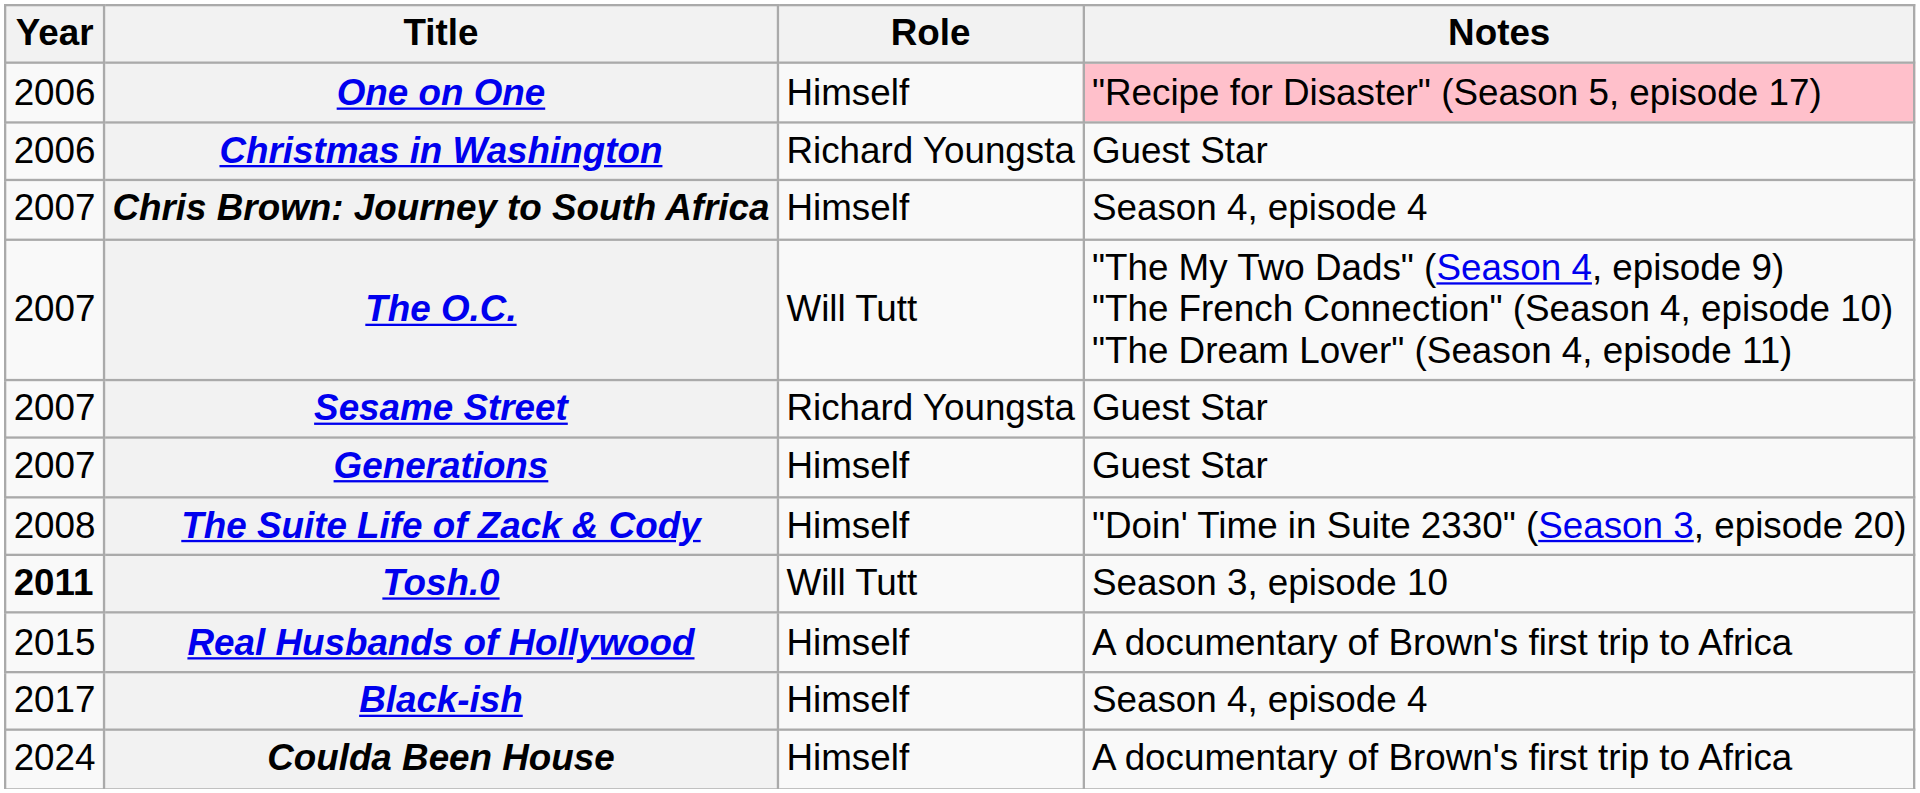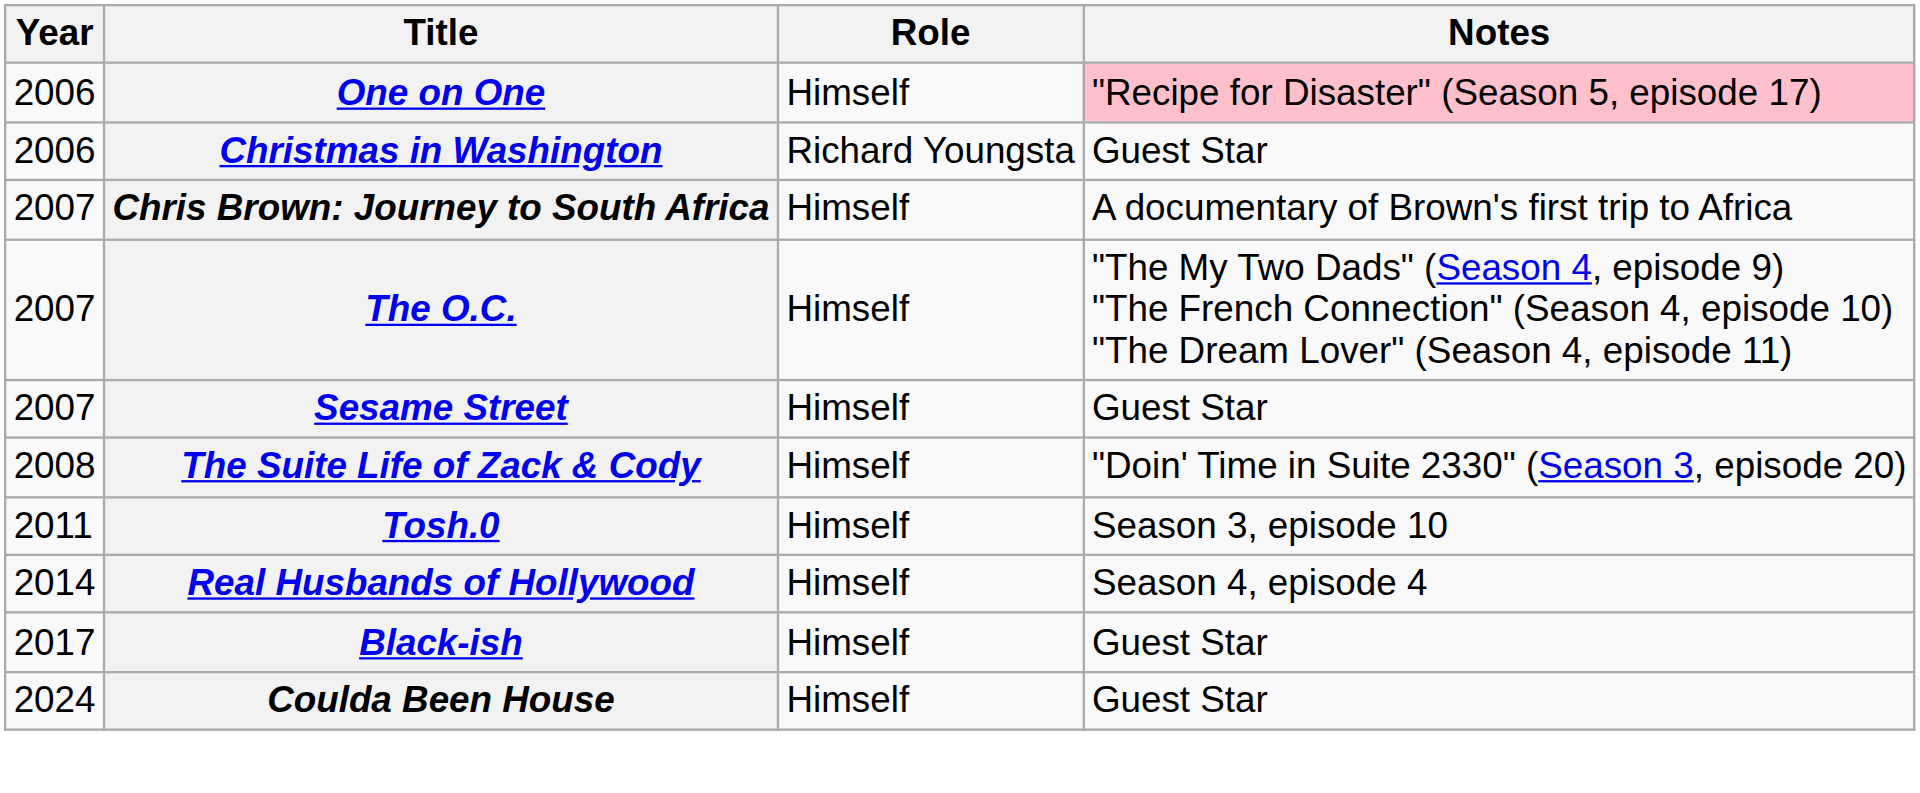(1260, 208) Season 4, episode 4 -> (1442, 208) A documentary of Brown's first trip to Africa
(852, 308) Will Tutt -> (848, 308) Himself
(931, 408) Richard Youngsta -> (848, 408) Himself
- row: (441, 466)
(54, 583) bold -> (53, 525) normal
(852, 583) Will Tutt -> (848, 525) Himself
(55, 641) 2015 -> (55, 583) 2014
(1442, 641) A documentary of Brown's first trip to Africa -> (1260, 583) Season 4, episode 4
(1260, 700) Season 4, episode 4 -> (1180, 641) Guest Star
(1442, 758) A documentary of Brown's first trip to Africa -> (1180, 700) Guest Star
